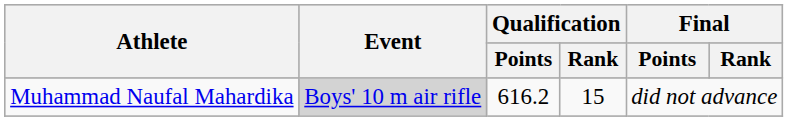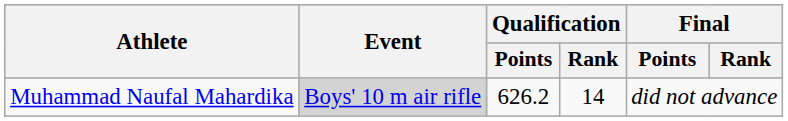(523, 97) 616.2 -> (523, 97) 626.2
(593, 97) 15 -> (593, 97) 14
